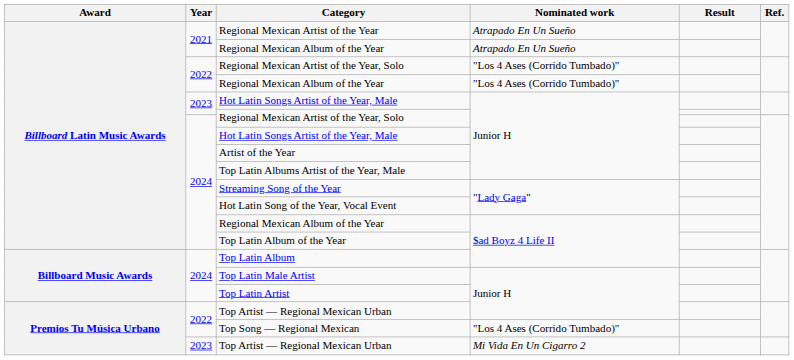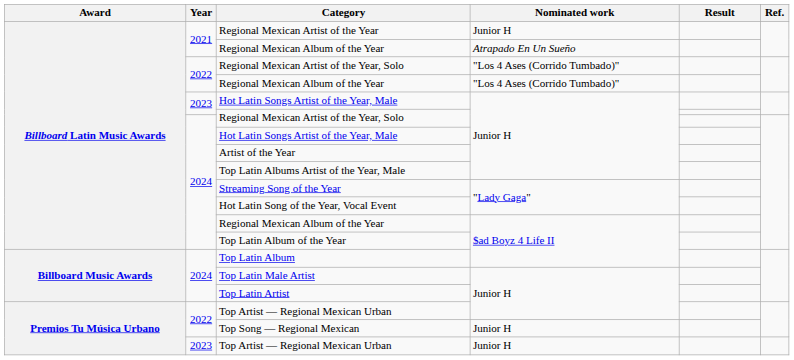(524, 30) Atrapado En Un Sueño -> (492, 30) Junior H
(546, 328) "Los 4 Ases (Corrido Tumbado)" -> (492, 328) Junior H
(529, 345) Mi Vida En Un Cigarro 2 -> (492, 345) Junior H
